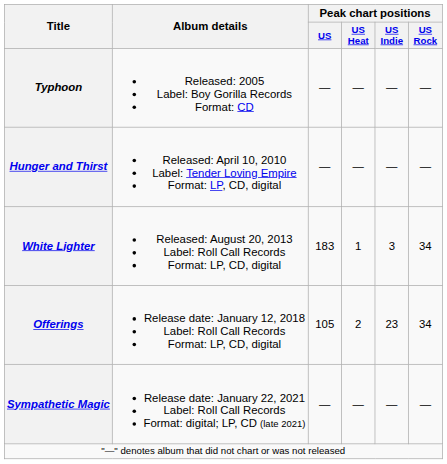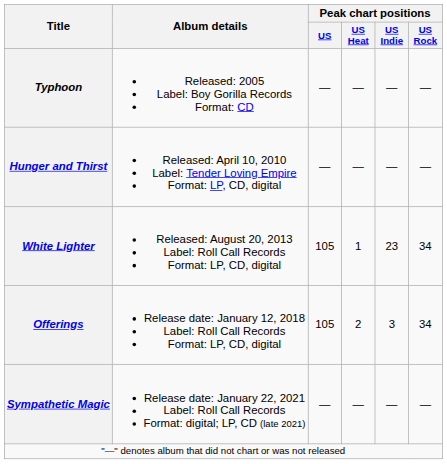(325, 246) 183 -> (325, 246) 105
(392, 246) 3 -> (392, 246) 23
(392, 325) 23 -> (392, 325) 3
